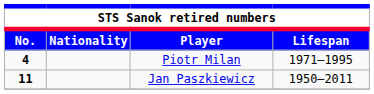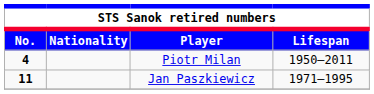(321, 60) 1971–1995 -> (321, 60) 1950–2011
(321, 79) 1950–2011 -> (321, 79) 1971–1995
